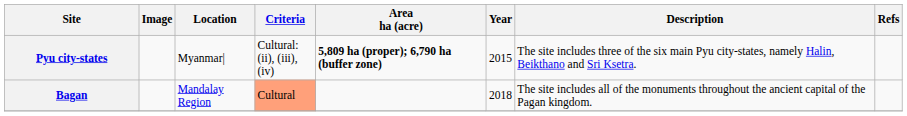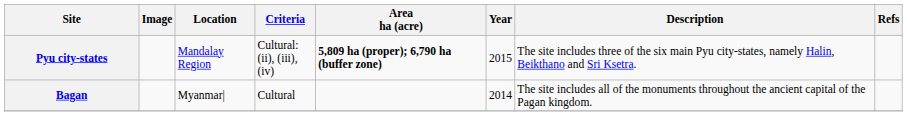(201, 57) Myanmar| -> (201, 57) Mandalay Region
(201, 95) Mandalay Region -> (201, 95) Myanmar|
(276, 95) lightsalmon background -> (276, 95) no background
(501, 95) 2018 -> (501, 95) 2014
